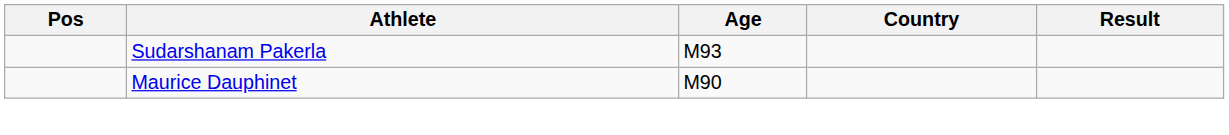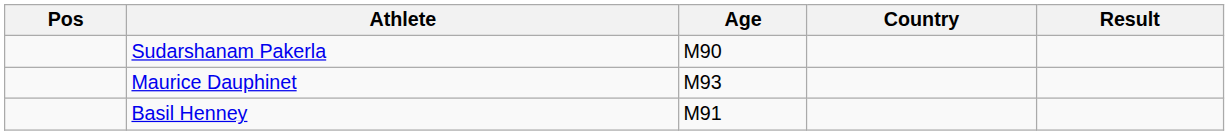(703, 51) M93 -> (703, 51) M90
(703, 82) M90 -> (703, 82) M93
+ row: (189, 113)
